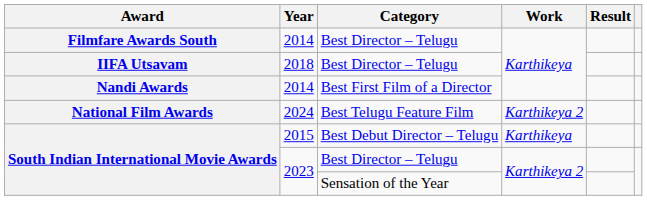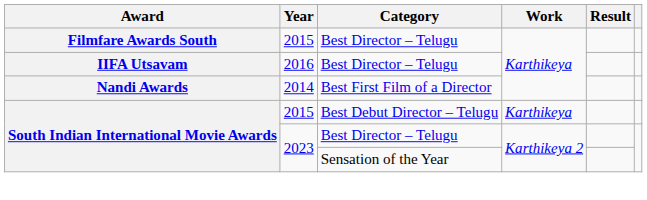(299, 40) 2014 -> (299, 40) 2015
(299, 64) 2018 -> (299, 64) 2016
- row: (142, 111)
